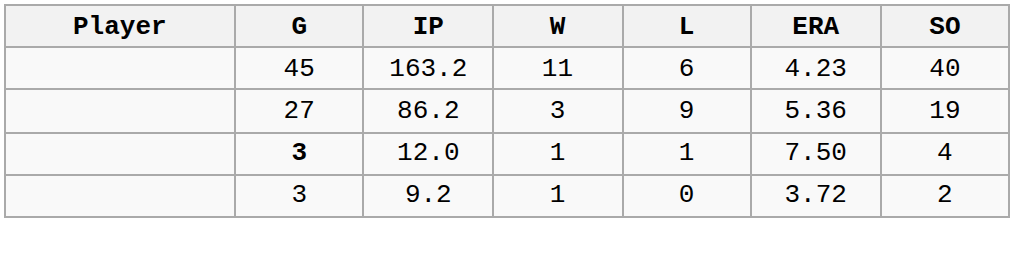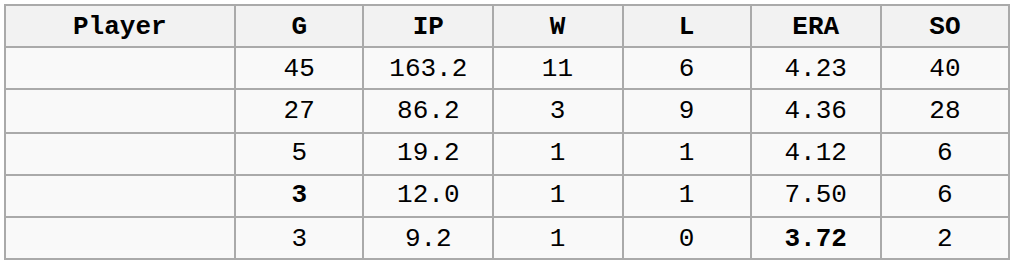(816, 111) 5.36 -> (816, 111) 4.36
(945, 111) 19 -> (945, 111) 28
+ row: (428, 153)
(945, 153) 4 -> (945, 196) 6
(816, 196) normal -> (816, 238) bold
